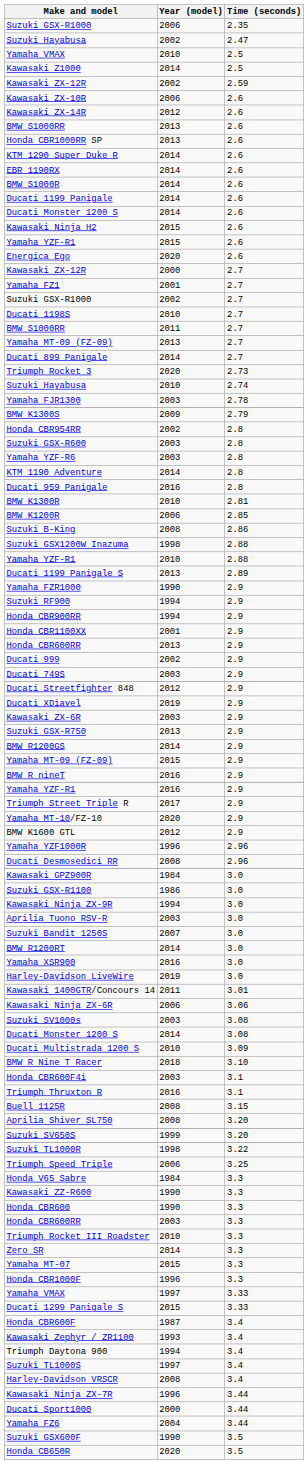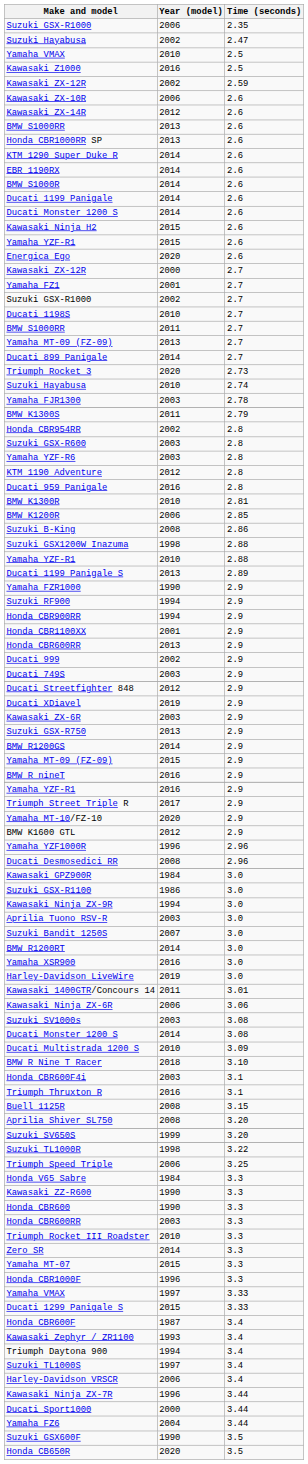(170, 69) 2014 -> (170, 69) 2016
(170, 415) 2009 -> (170, 415) 2011
(170, 473) 2014 -> (170, 473) 2012
(170, 1380) 2008 -> (170, 1380) 2006
